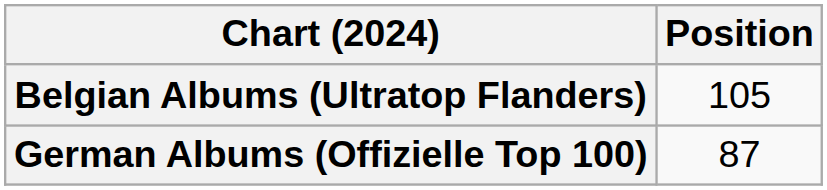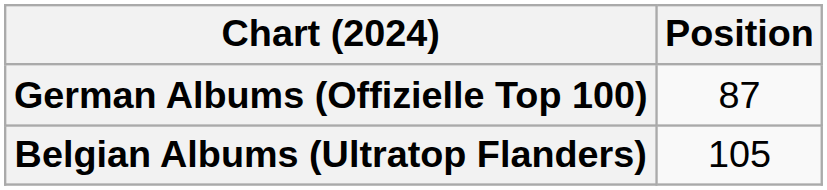rows swapped: (331, 94) <-> (331, 154)
